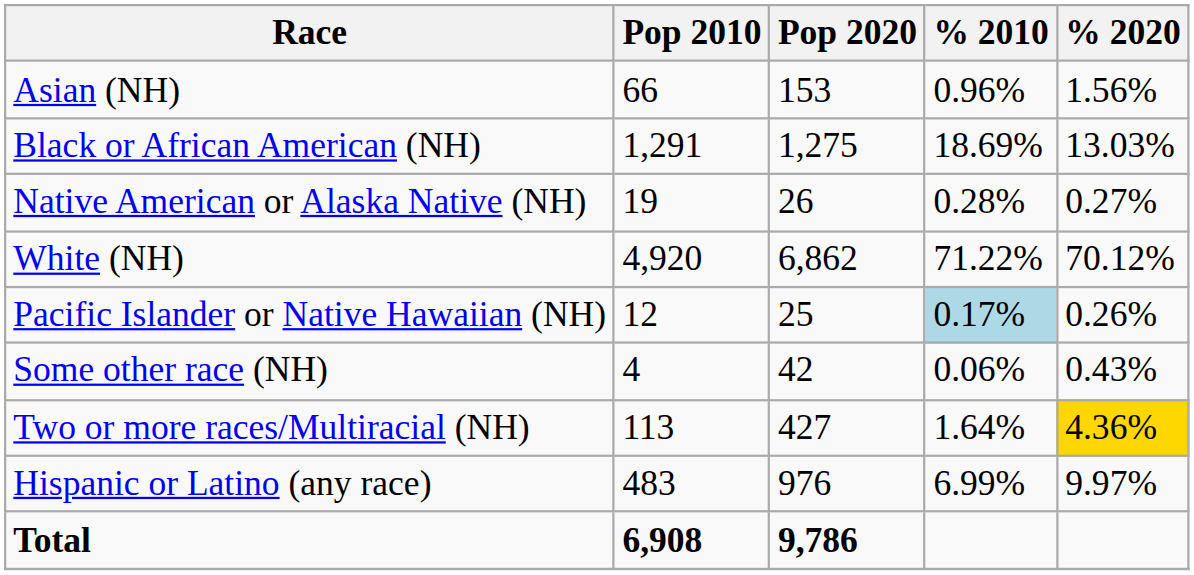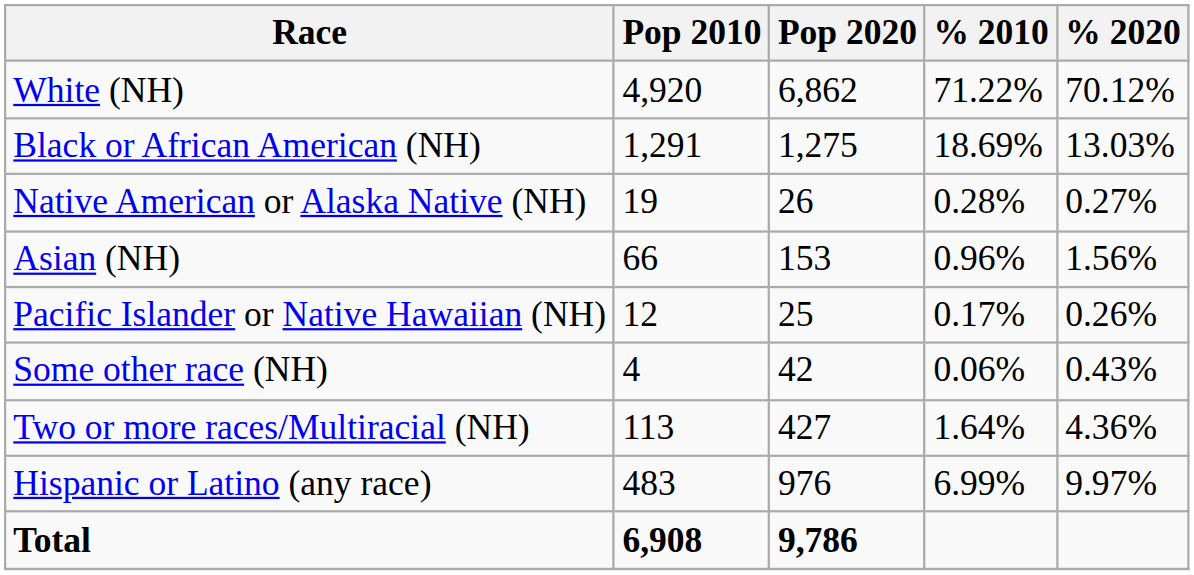rows swapped: (99, 257) <-> (97, 88)
(979, 314) lightblue background -> (979, 314) no background
(1111, 426) gold background -> (1111, 426) no background
